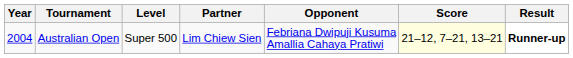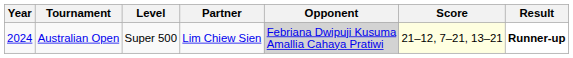(20, 38) 2004 -> (20, 38) 2024
(331, 38) no background -> (331, 38) lightgrey background
